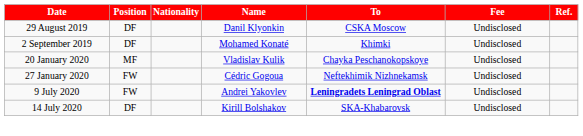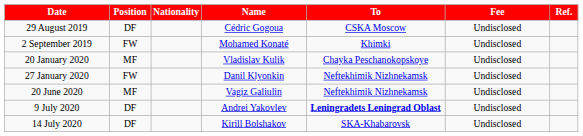(254, 28) Danil Klyonkin -> (254, 28) Cédric Gogoua
(130, 44) DF -> (130, 44) FW
(254, 76) Cédric Gogoua -> (254, 76) Danil Klyonkin
+ row: (57, 92)
(130, 92) FW -> (130, 108) DF
